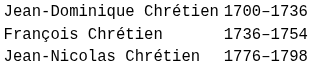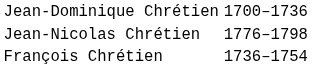rows swapped: (83, 34) <-> (102, 57)
